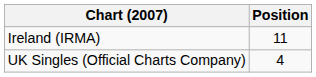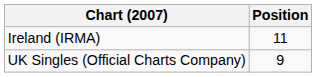(280, 60) 4 -> (280, 60) 9
